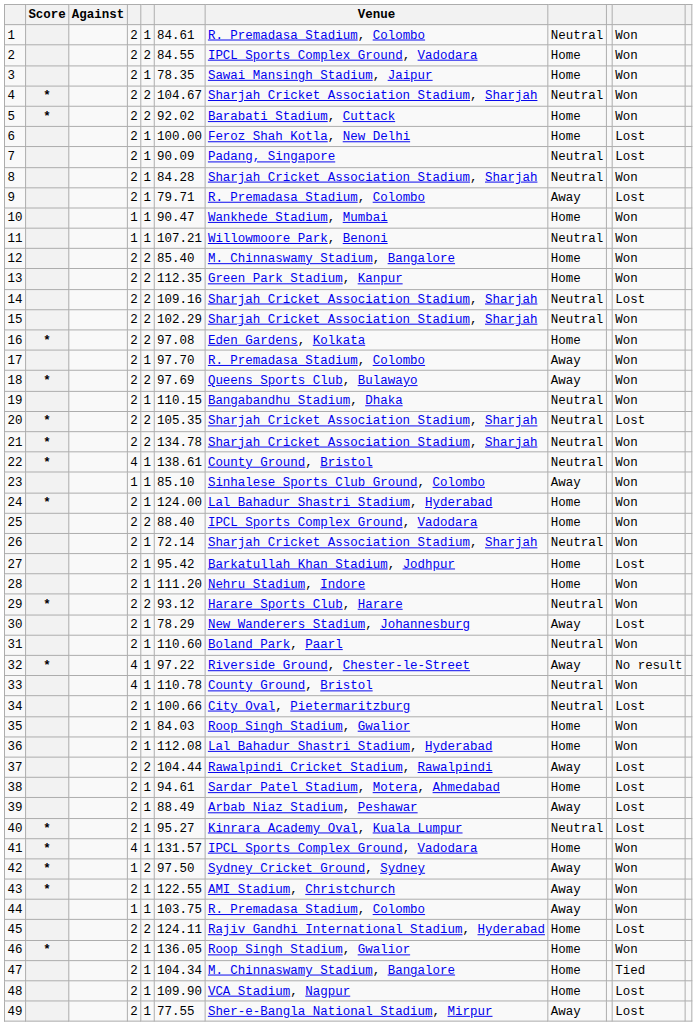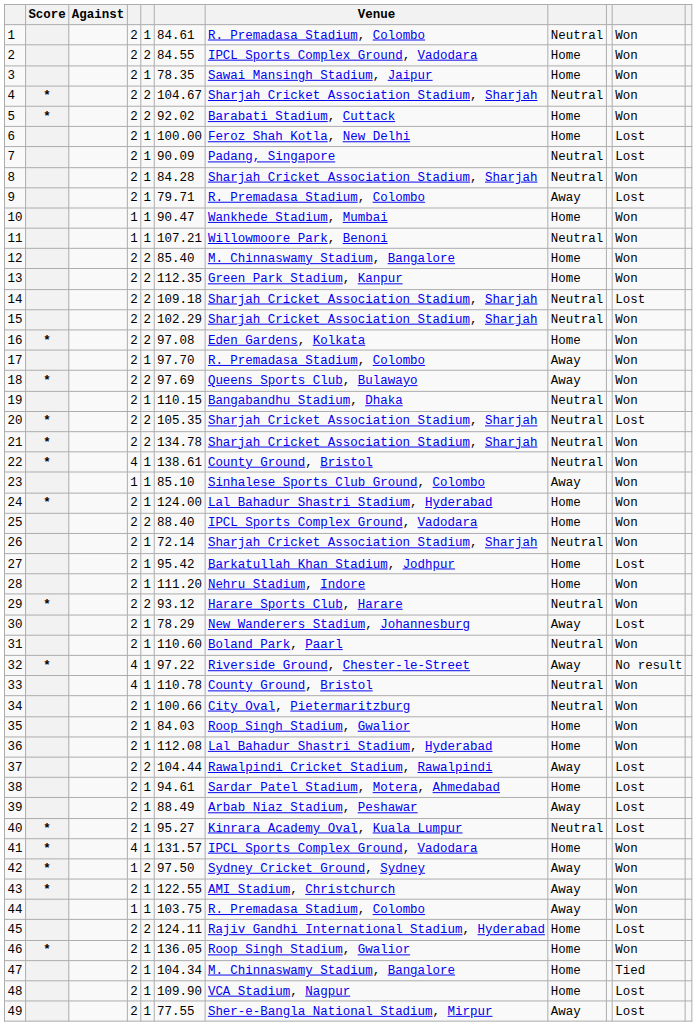(179, 299) 109.16 -> (179, 299) 109.18
(630, 706) Lost -> (626, 706) Won
